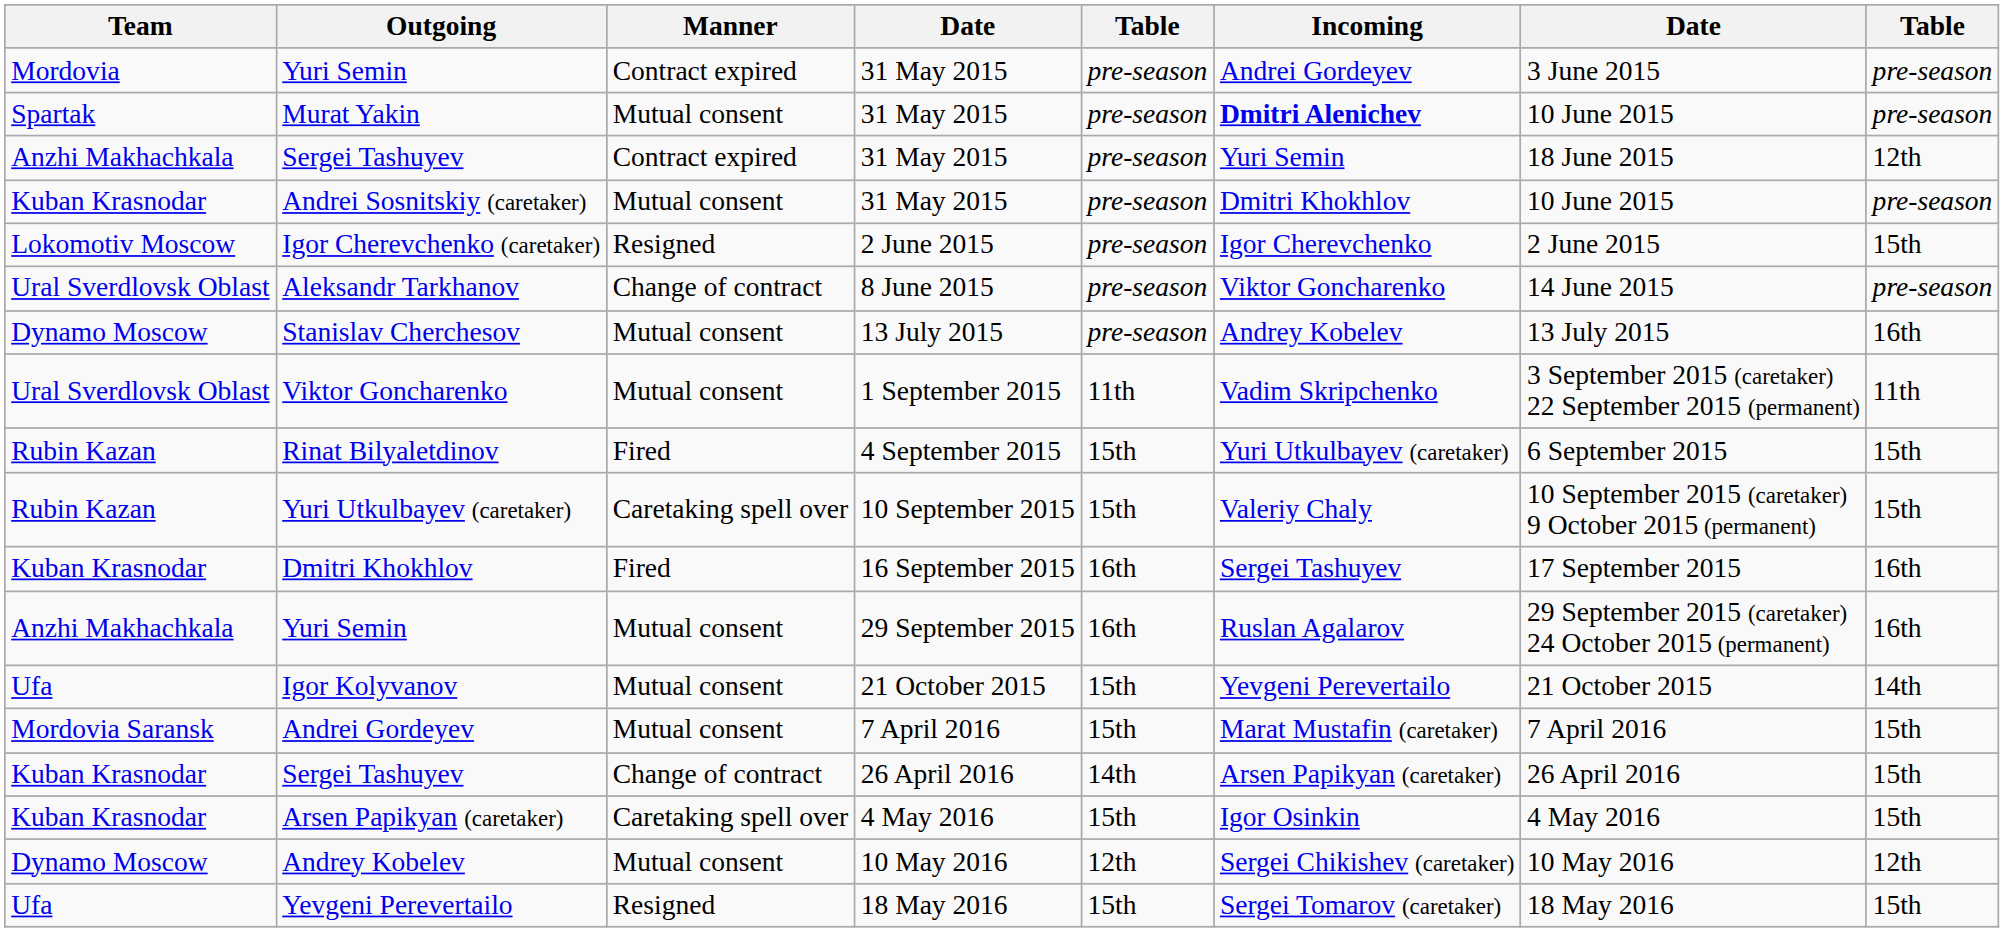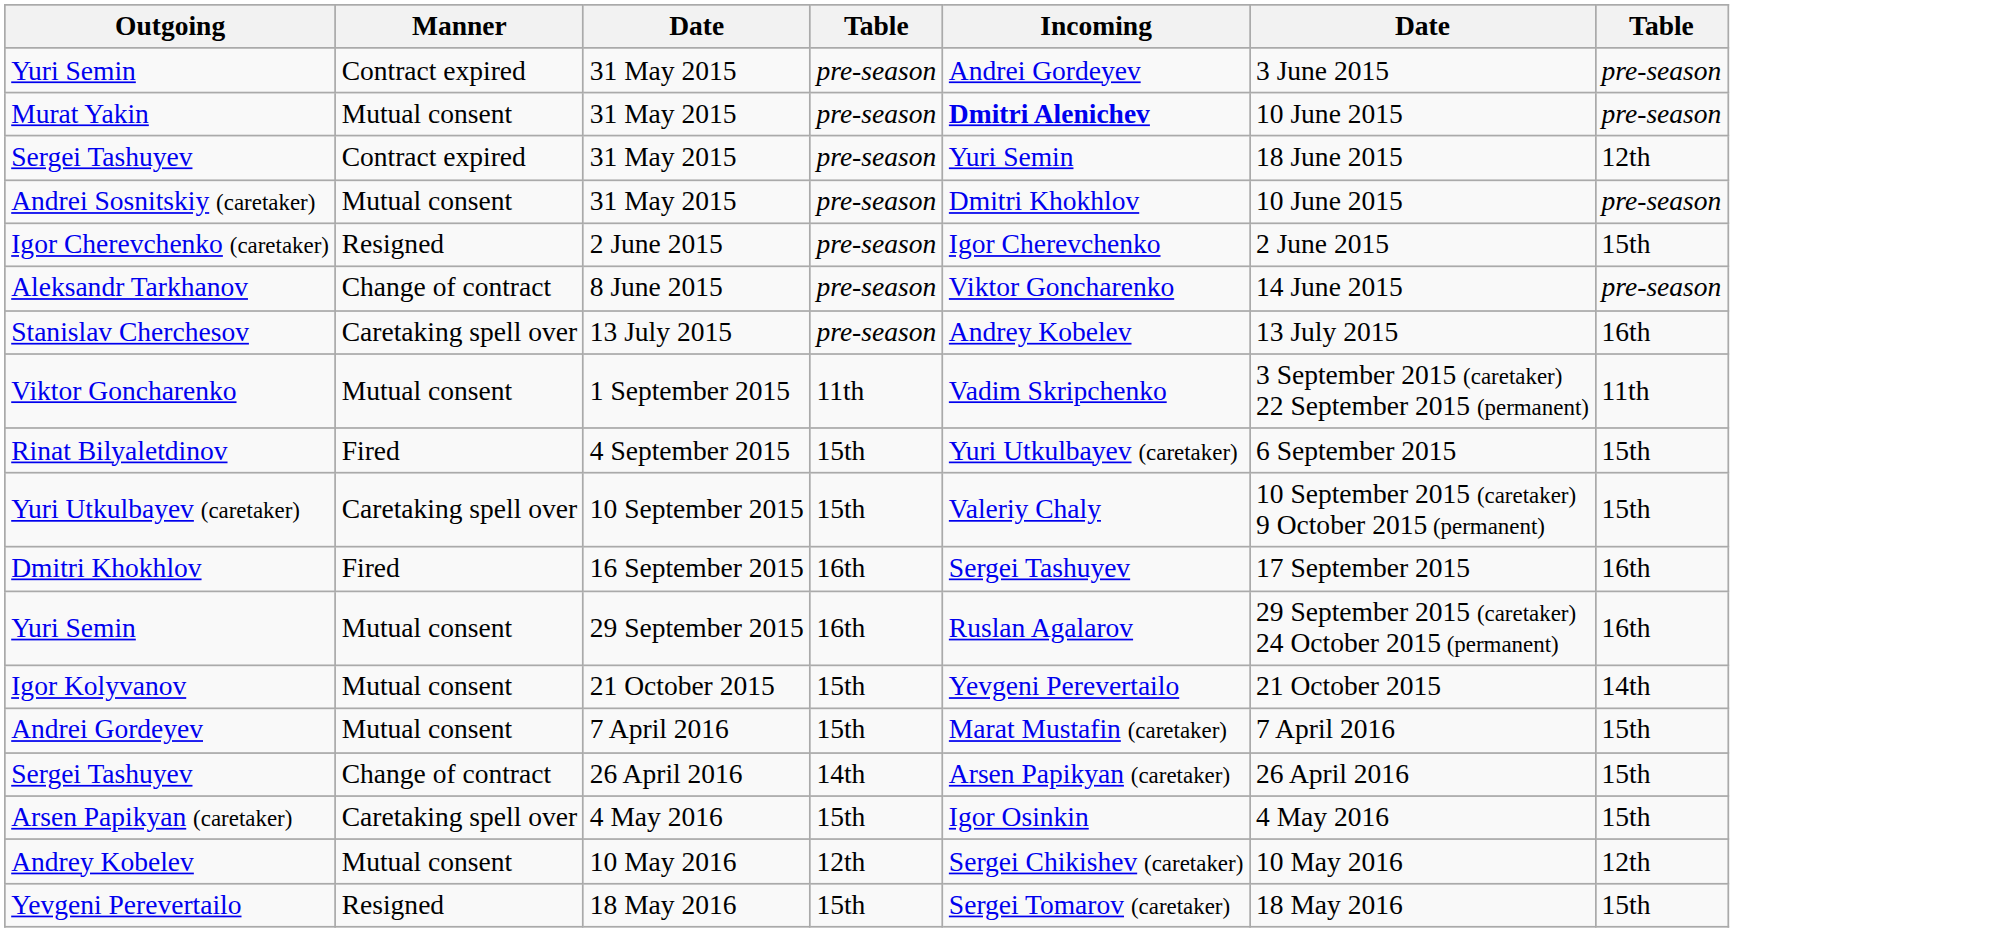- column: (140, 26)
(698, 331) Mutual consent -> (459, 331) Caretaking spell over
